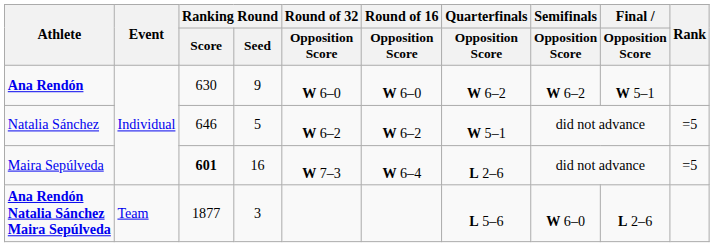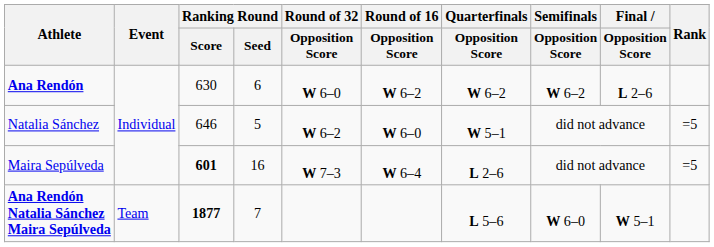(258, 85) 9 -> (258, 85) 6
(402, 94) W 6–0 -> (402, 94) W 6–2
(635, 94) W 5–1 -> (635, 94) L 2–6
(402, 134) W 6–2 -> (402, 134) W 6–0
(206, 213) normal -> (206, 213) bold
(258, 213) 3 -> (258, 213) 7
(635, 222) L 2–6 -> (635, 222) W 5–1
